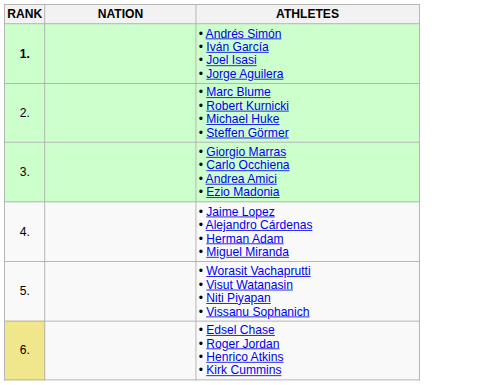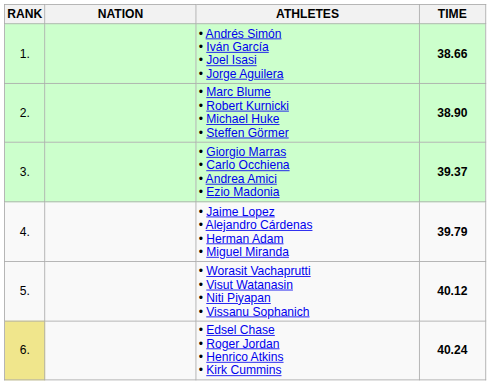+ column: (452, 14)
(25, 54) bold -> (25, 54) normal
